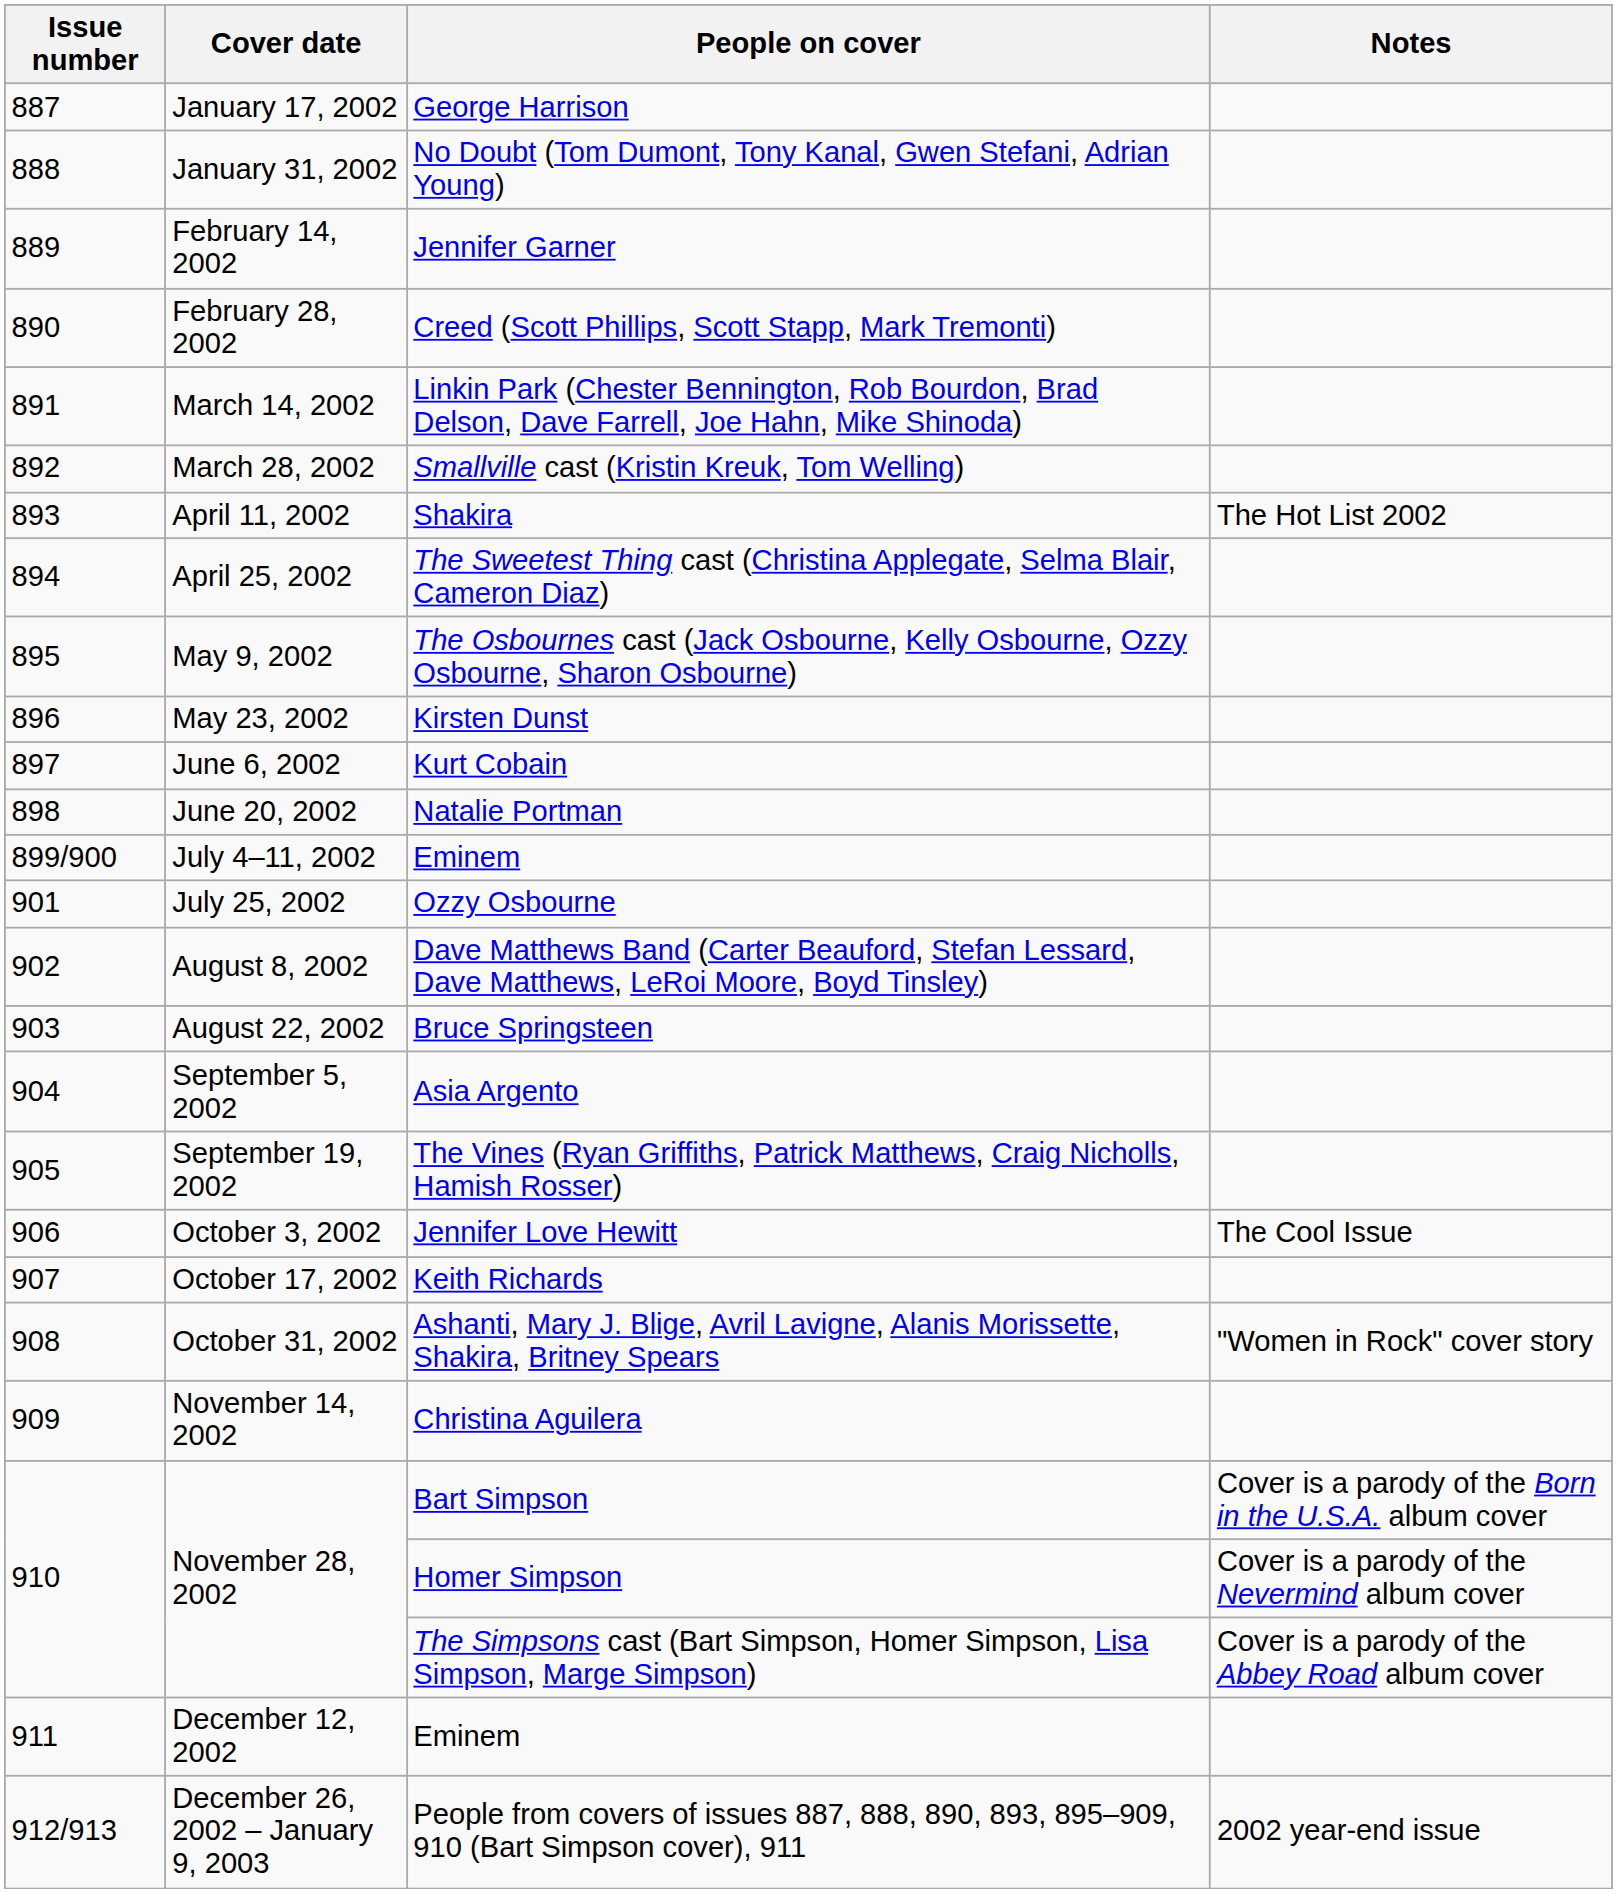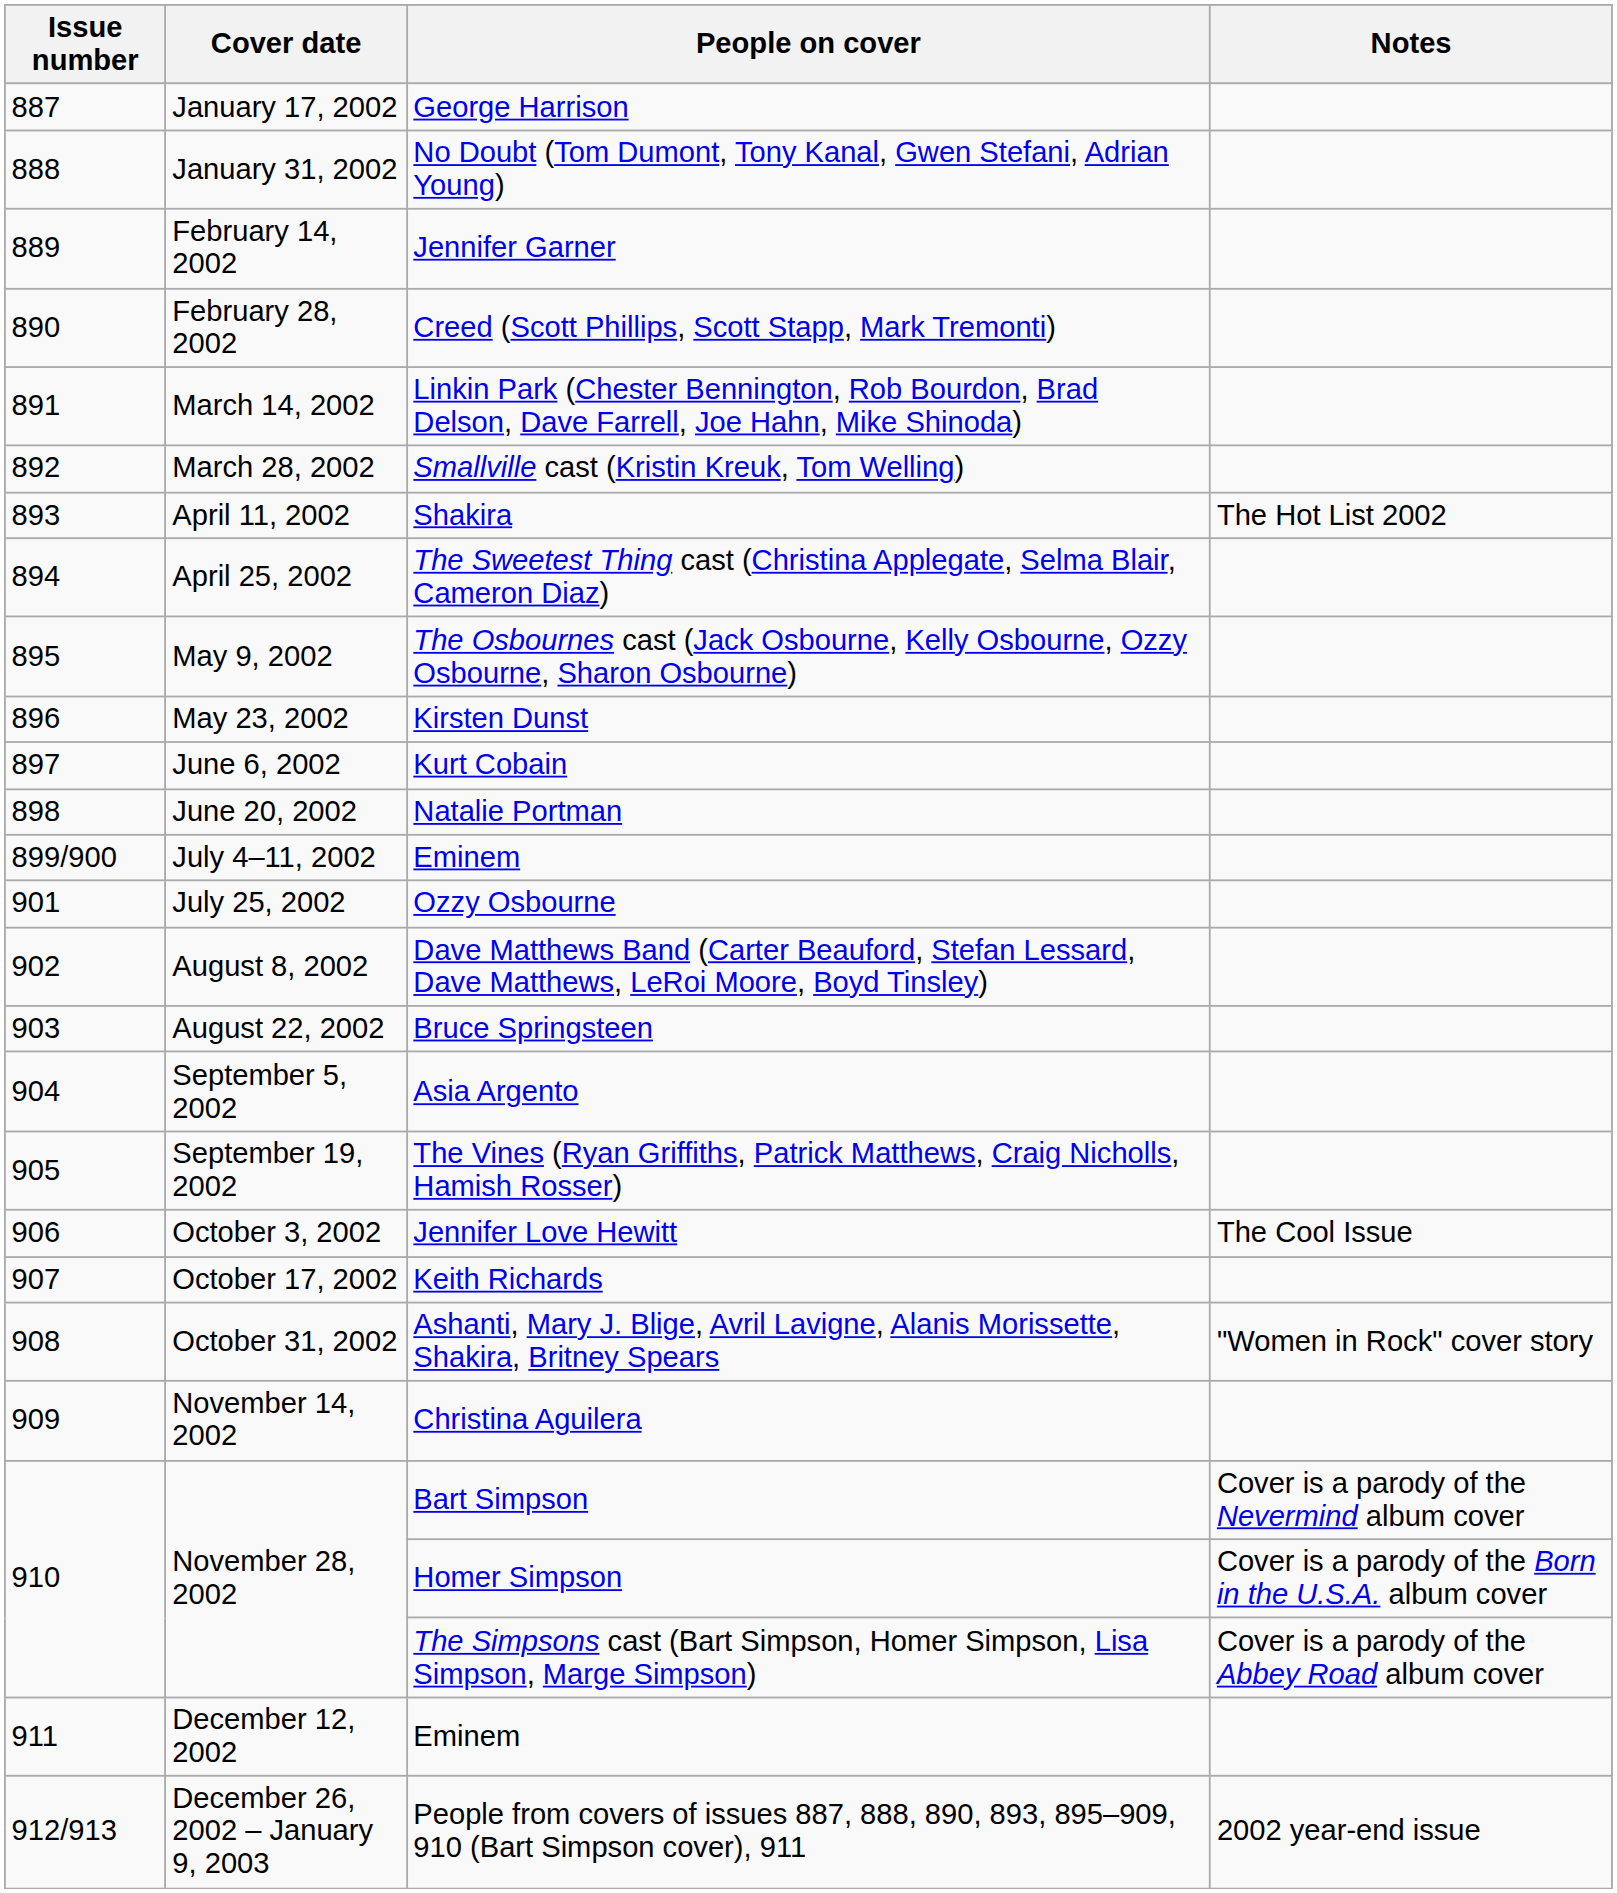(1406, 1499) Cover is a parody of the Born in the U.S.A. album cover -> (1371, 1499) Cover is a parody of the Nevermind album cover
(1371, 1578) Cover is a parody of the Nevermind album cover -> (1406, 1578) Cover is a parody of the Born in the U.S.A. album cover
